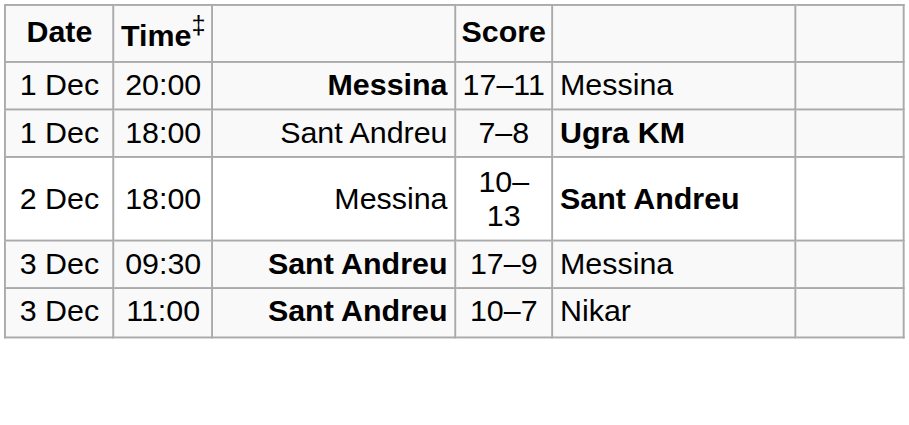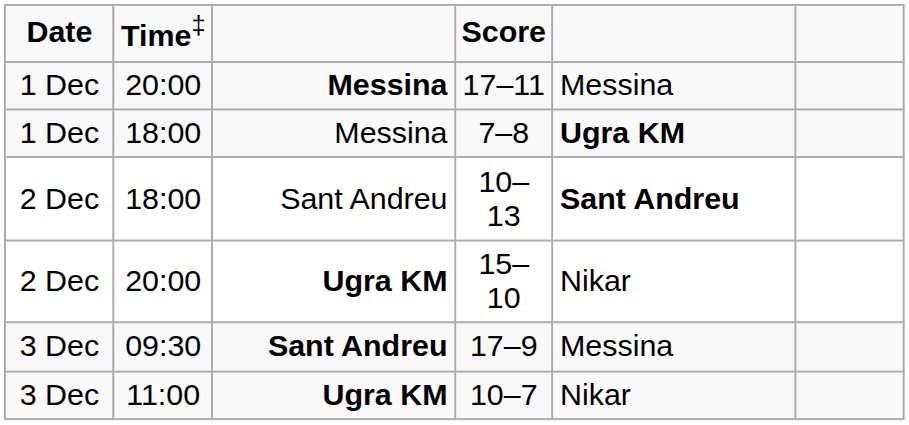(364, 133) Sant Andreu -> (391, 133) Messina
(391, 198) Messina -> (364, 198) Sant Andreu
+ row: (504, 280)
(358, 312) Sant Andreu -> (385, 394) Ugra KM
